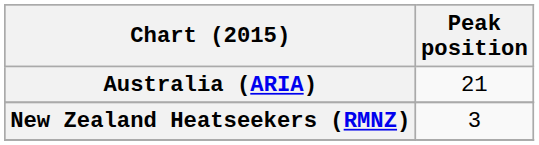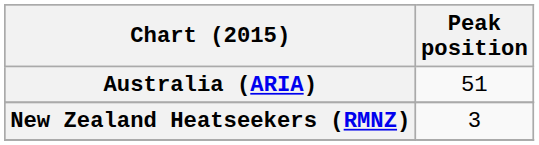(474, 85) 21 -> (474, 85) 51
